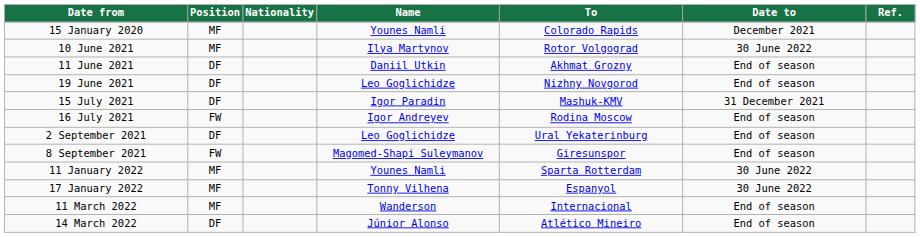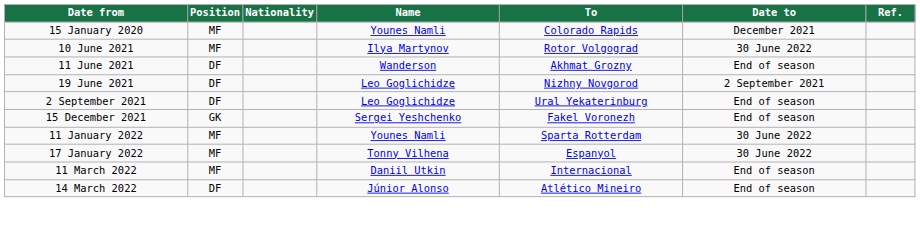(408, 65) Daniil Utkin -> (408, 65) Wanderson
(774, 83) End of season -> (774, 83) 2 September 2021
- row: (96, 100)
- row: (96, 118)
- row: (96, 153)
+ row: (96, 118)
(408, 205) Wanderson -> (408, 170) Daniil Utkin
